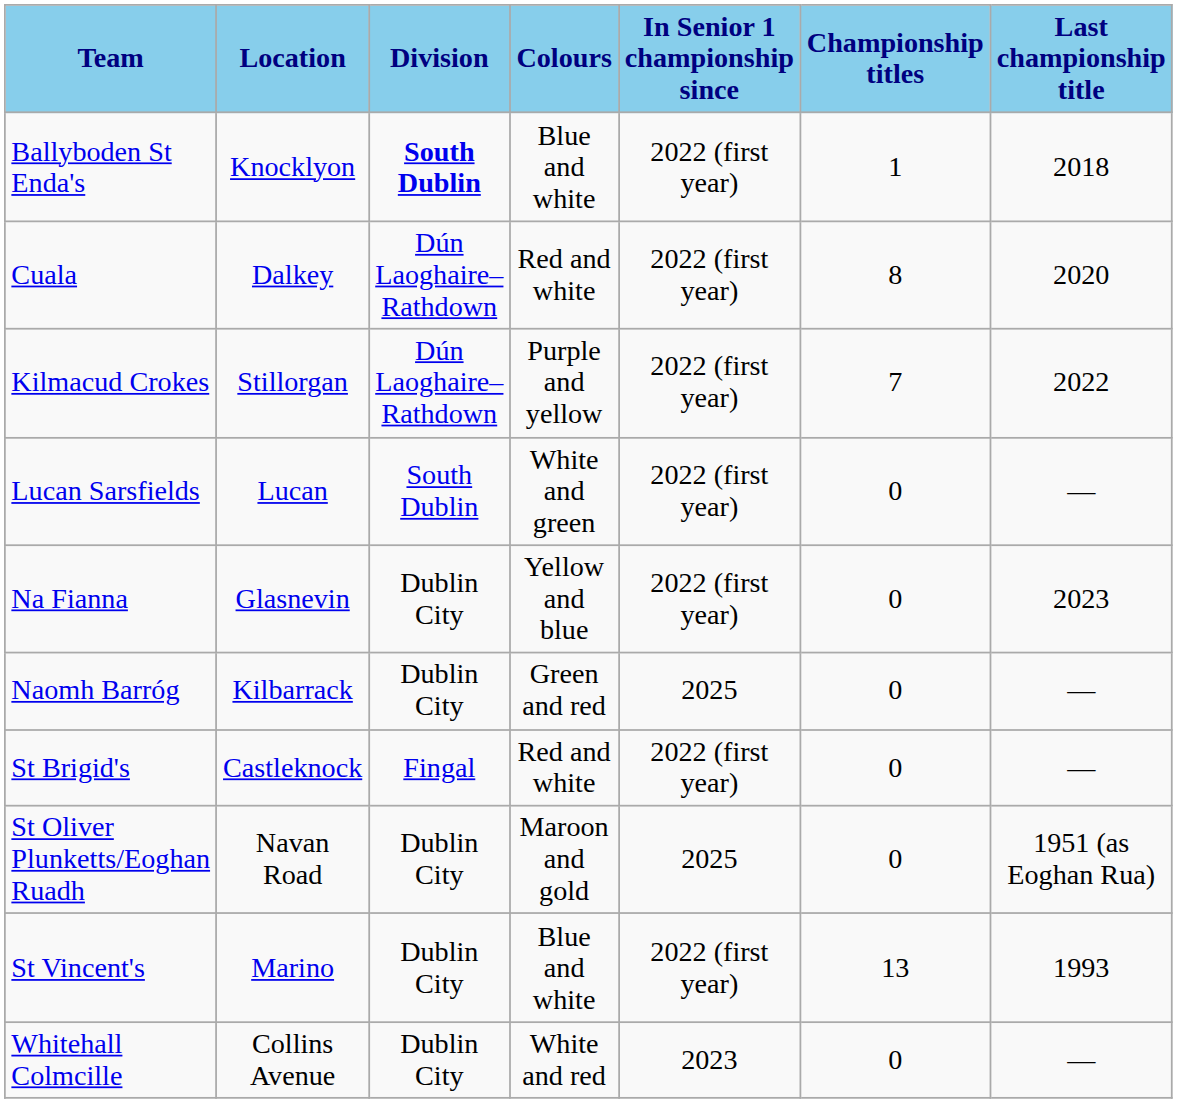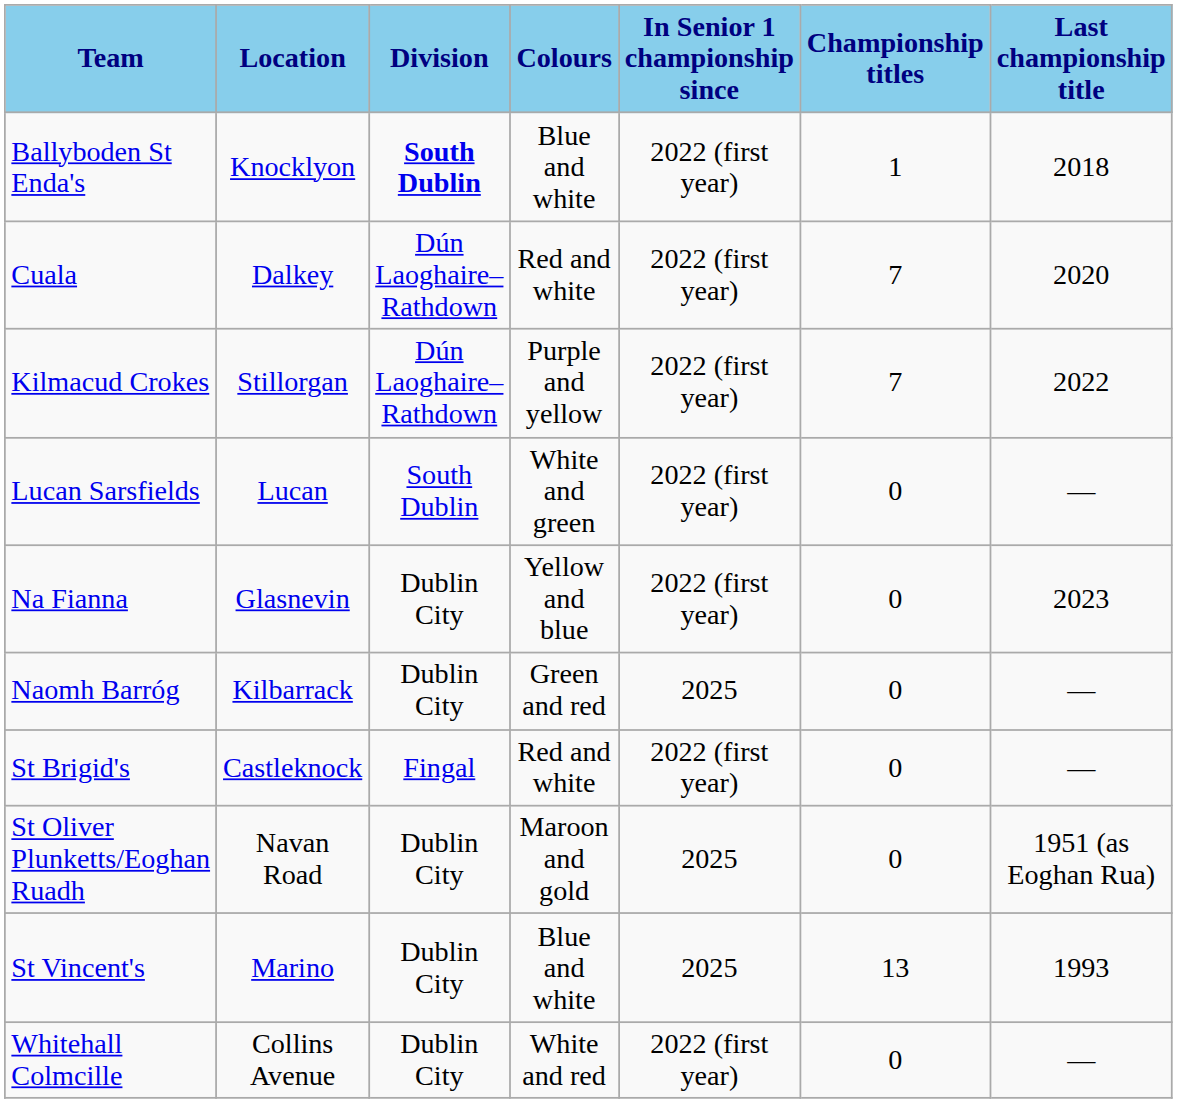(895, 274) 8 -> (895, 274) 7
(709, 967) 2022 (first year) -> (709, 967) 2025
(709, 1059) 2023 -> (709, 1059) 2022 (first year)
